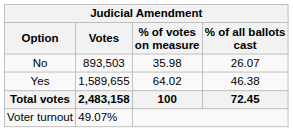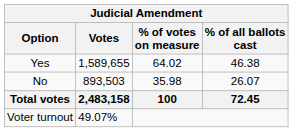rows swapped: (40, 81) <-> (40, 63)
